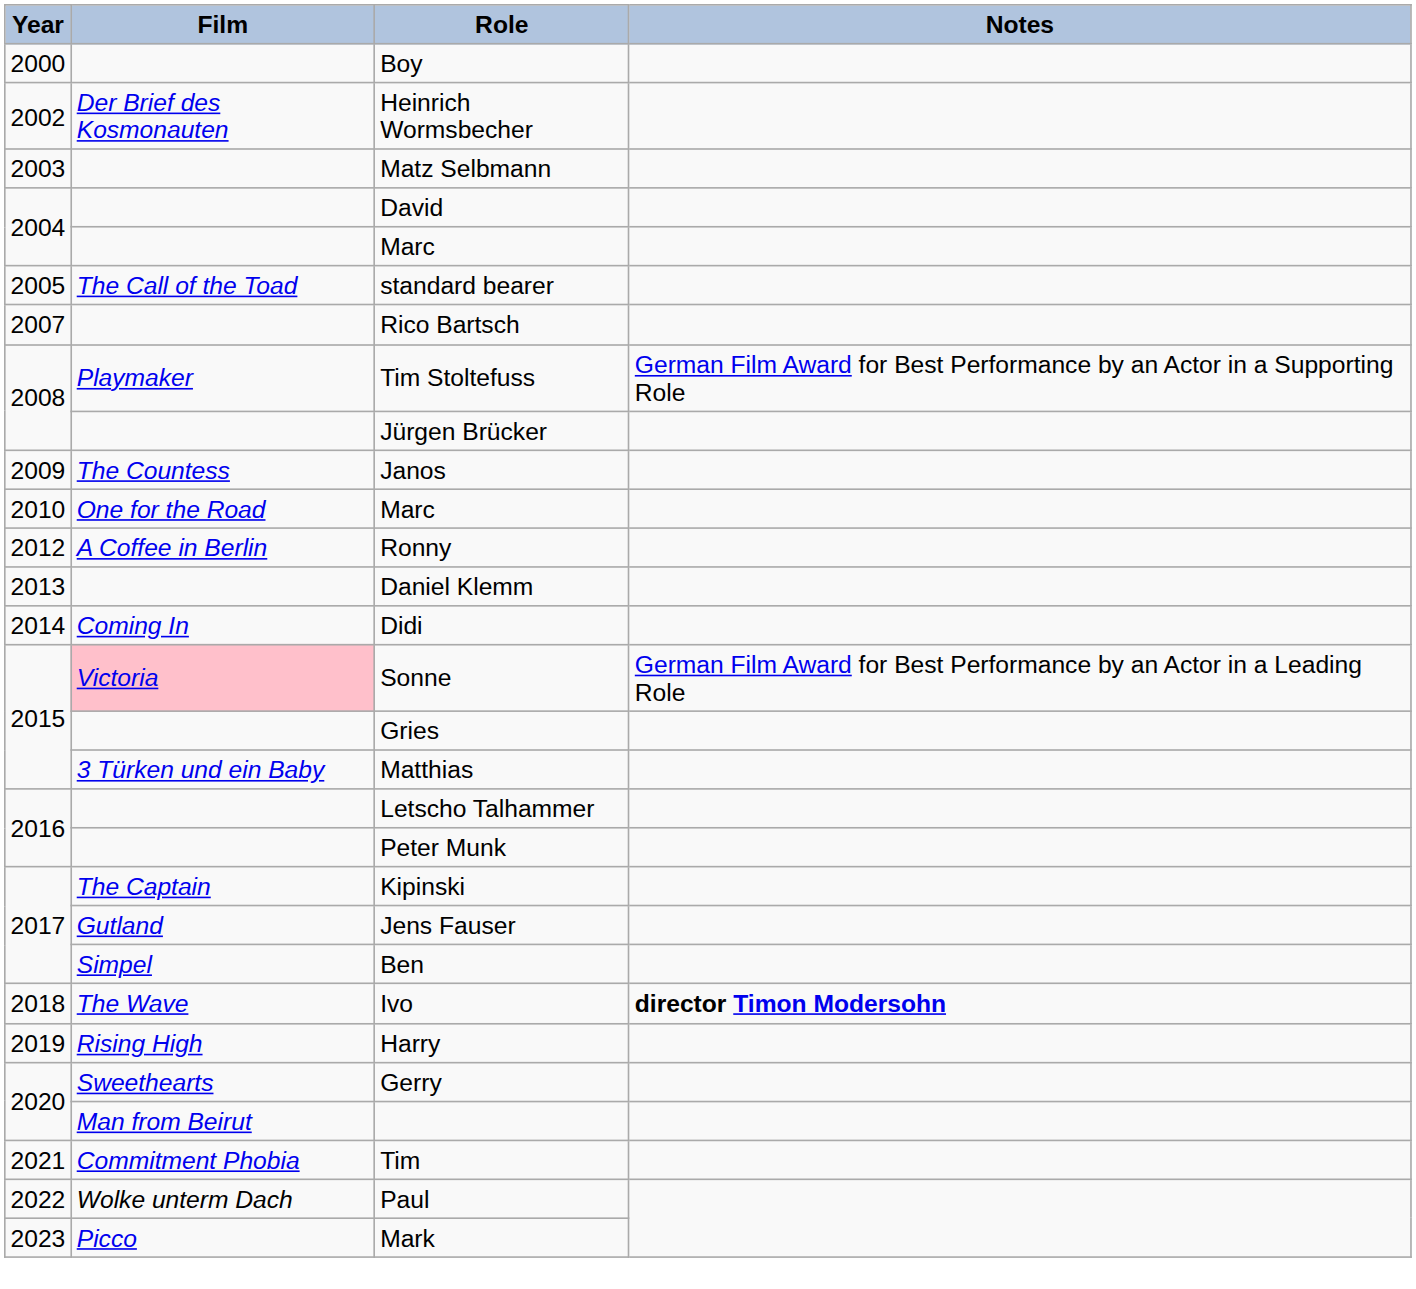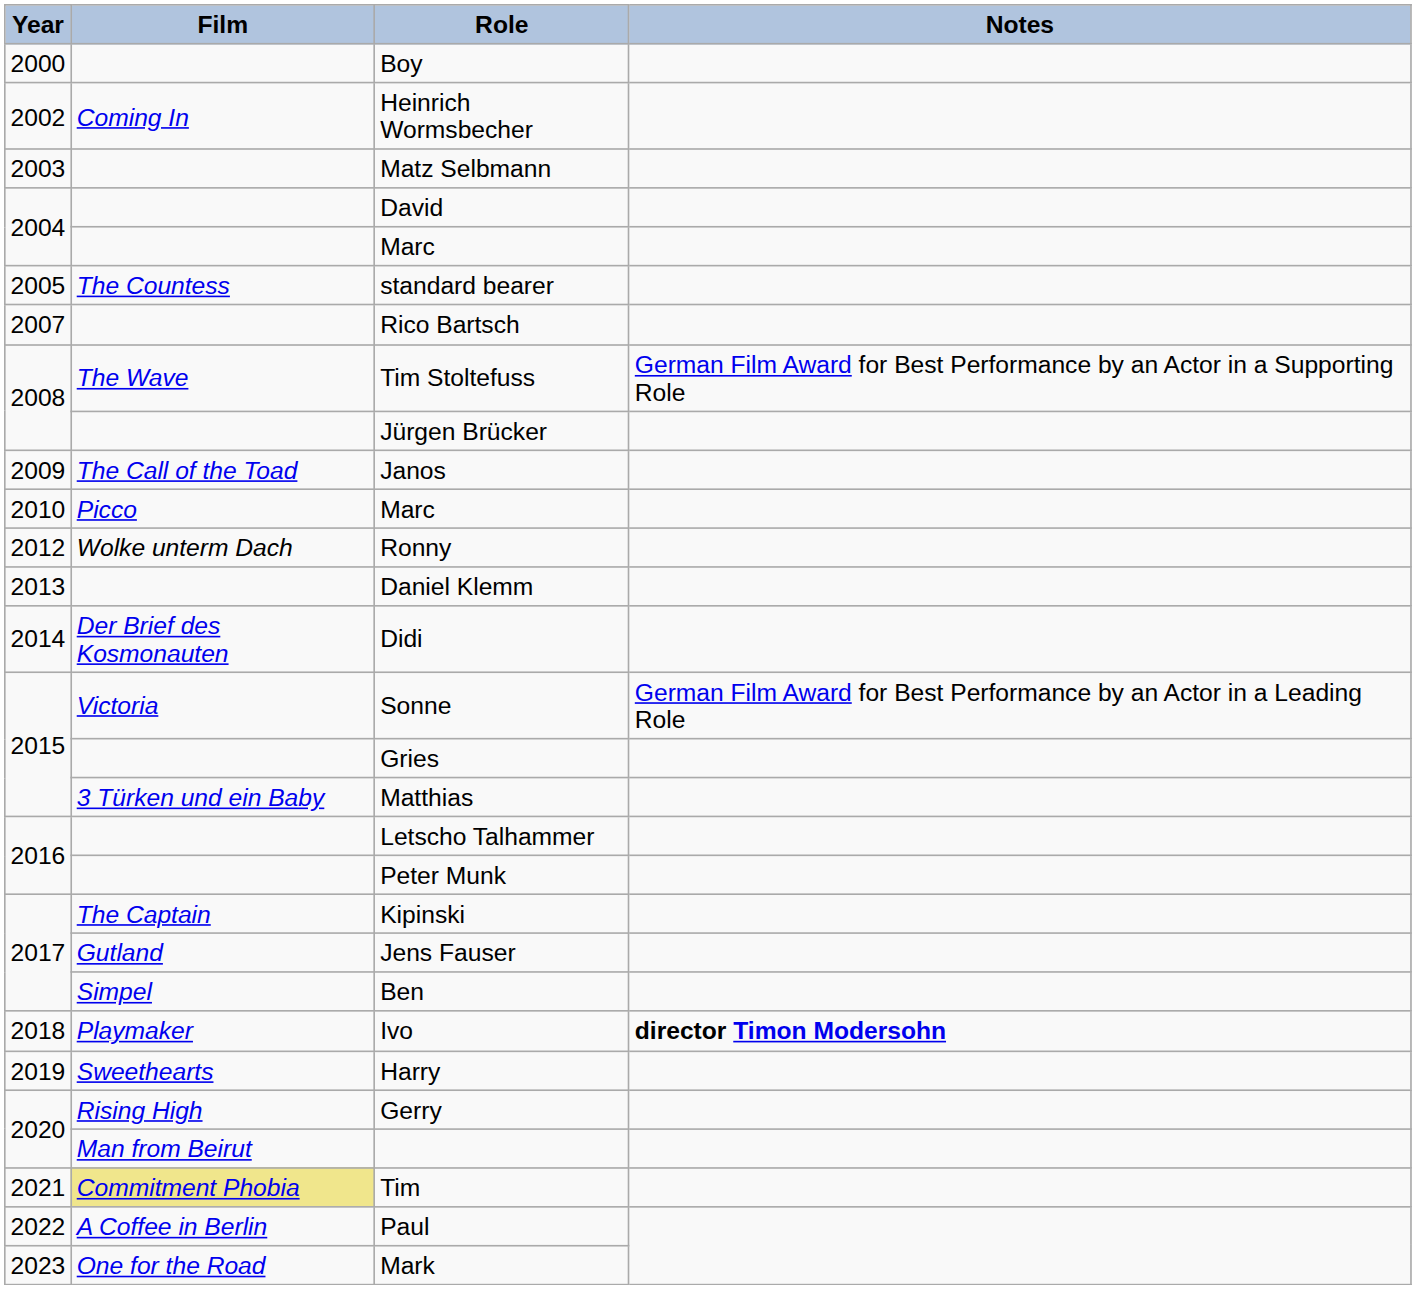(153, 116) Der Brief des Kosmonauten -> (133, 116) Coming In
(187, 286) The Call of the Toad -> (153, 286) The Countess
(135, 378) Playmaker -> (133, 378) The Wave
(153, 469) The Countess -> (187, 469) The Call of the Toad
(171, 508) One for the Road -> (107, 508) Picco
(172, 547) A Coffee in Berlin -> (185, 547) Wolke unterm Dach
(133, 625) Coming In -> (153, 639) Der Brief des Kosmonauten
(118, 678) pink background -> (118, 706) no background
(133, 1004) The Wave -> (135, 1031) Playmaker
(140, 1043) Rising High -> (145, 1070) Sweethearts
(145, 1082) Sweethearts -> (140, 1109) Rising High
(188, 1160) no background -> (188, 1187) khaki background
(185, 1199) Wolke unterm Dach -> (172, 1226) A Coffee in Berlin
(107, 1238) Picco -> (171, 1265) One for the Road
